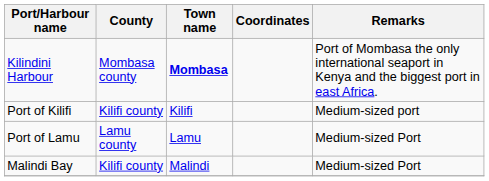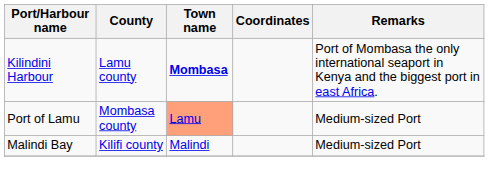(127, 70) Mombasa county -> (118, 70) Lamu county
- row: (39, 111)
(118, 138) Lamu county -> (127, 118) Mombasa county
(185, 138) no background -> (185, 118) lightsalmon background
